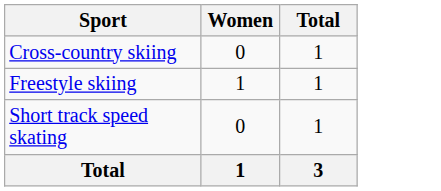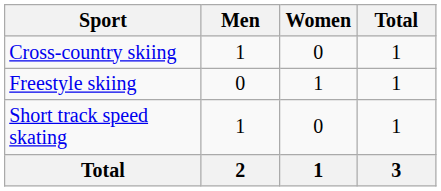+ column: (240, 20)
